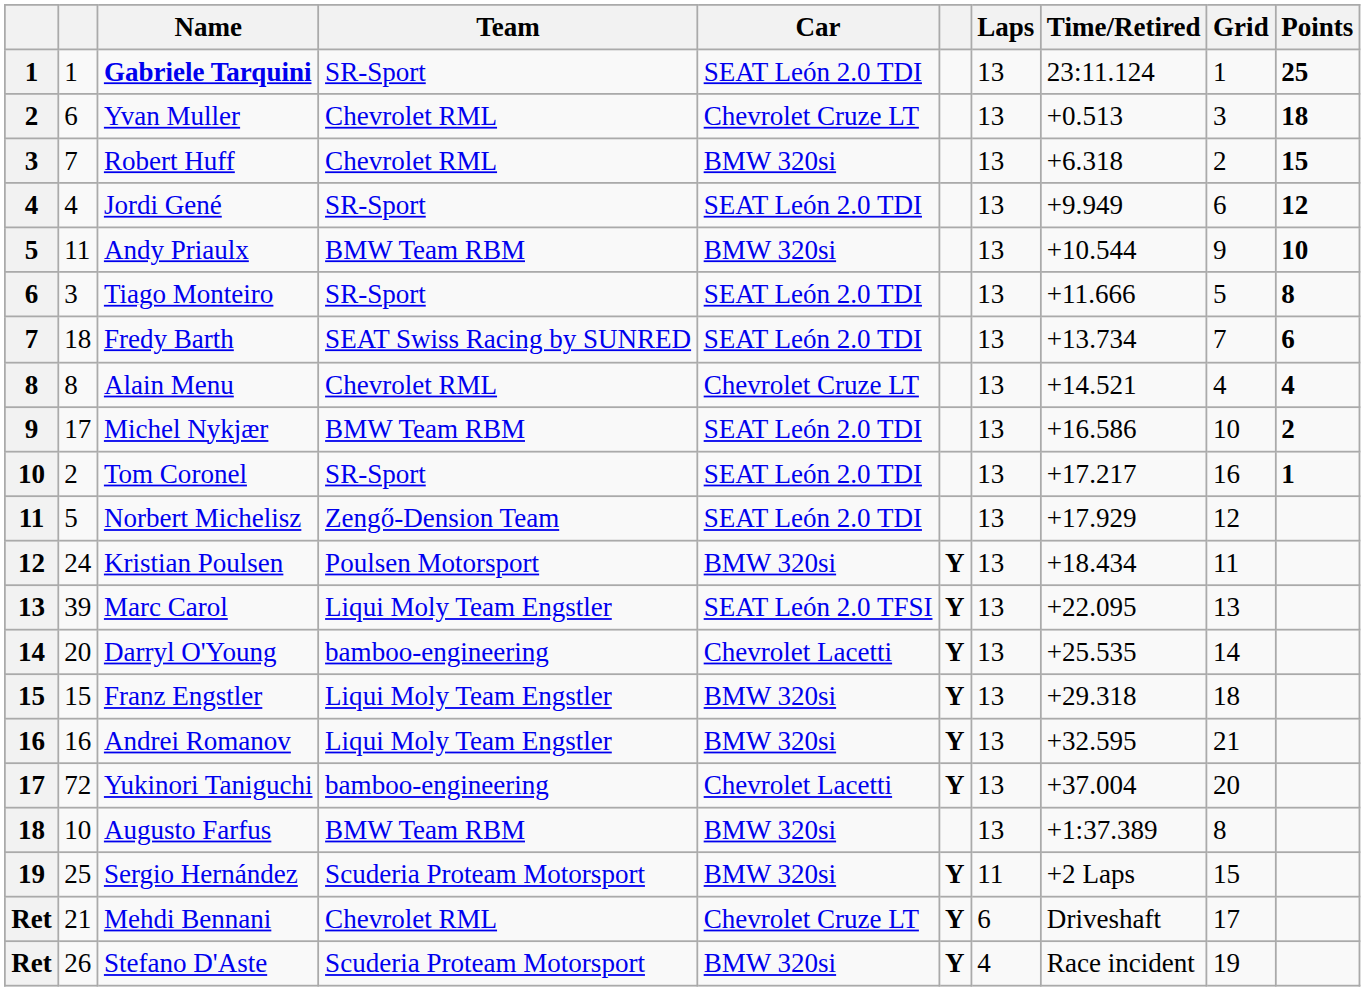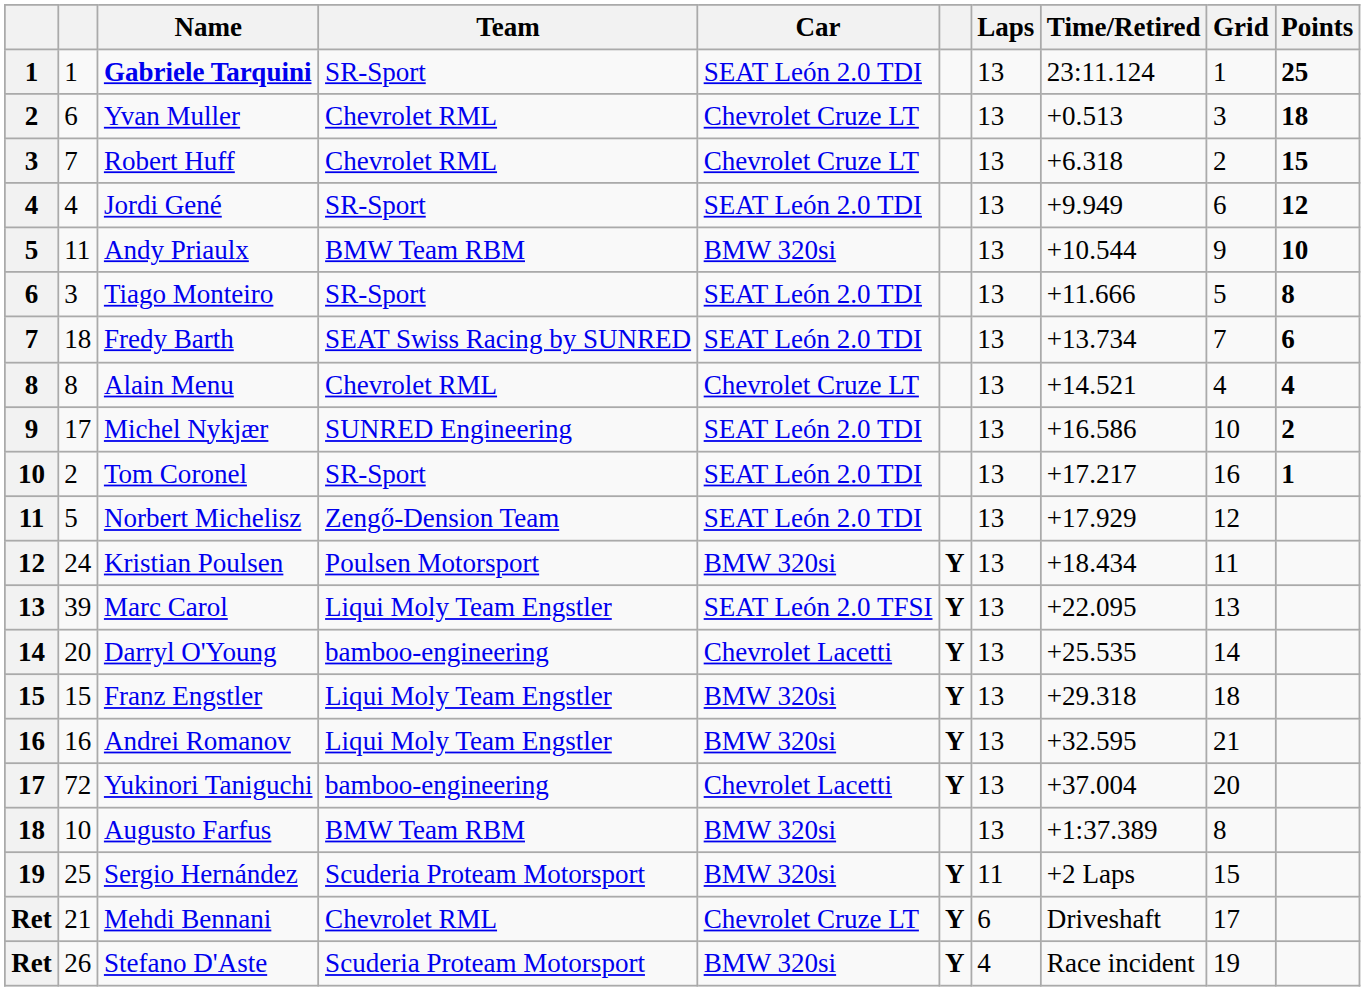(770, 160) BMW 320si -> (811, 160) Chevrolet Cruze LT
(425, 428) BMW Team RBM -> (449, 428) SUNRED Engineering
